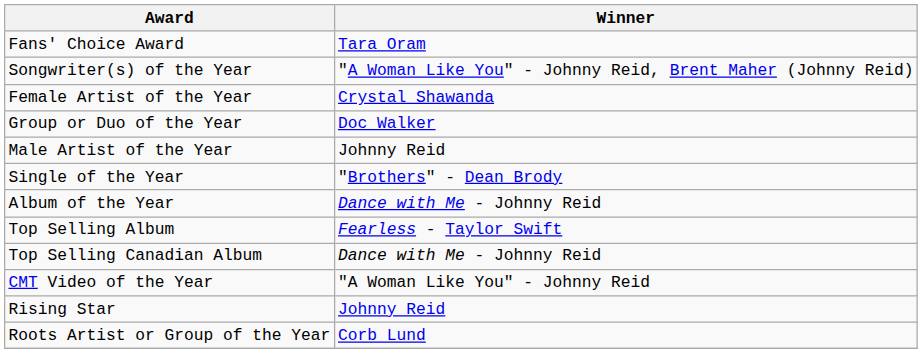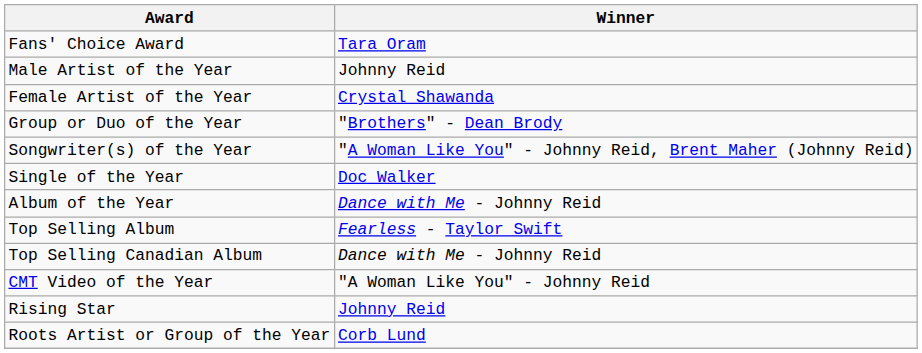rows swapped: (121, 150) <-> (130, 71)
(387, 124) Doc Walker -> (450, 124) "Brothers" - Dean Brody
(450, 177) "Brothers" - Dean Brody -> (387, 177) Doc Walker
